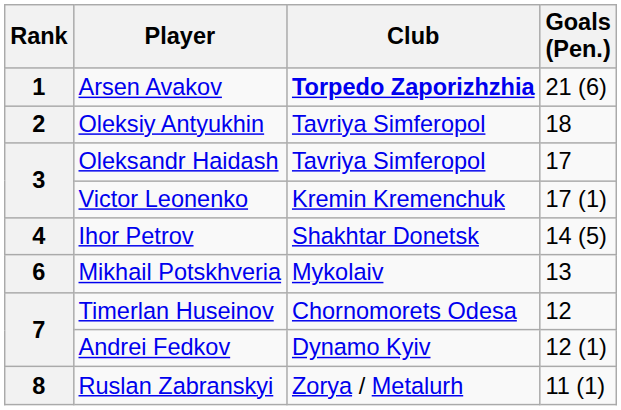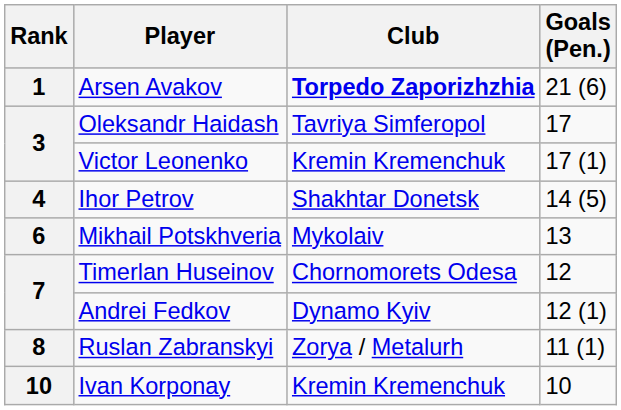- row: (171, 124)
+ row: (154, 385)
